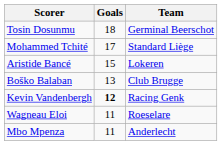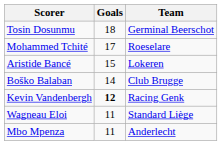(161, 47) Standard Liège -> (149, 47) Roeselare
(110, 81) 13 -> (110, 81) 14
(149, 115) Roeselare -> (161, 115) Standard Liège
